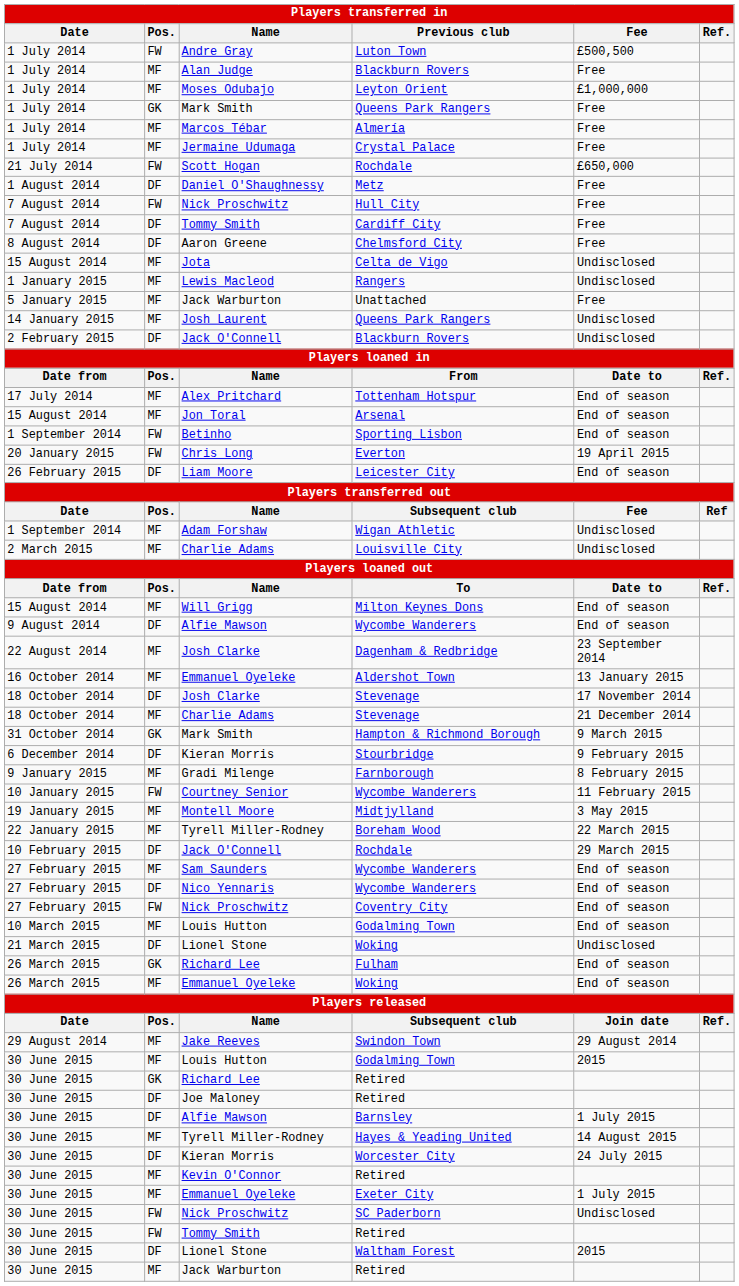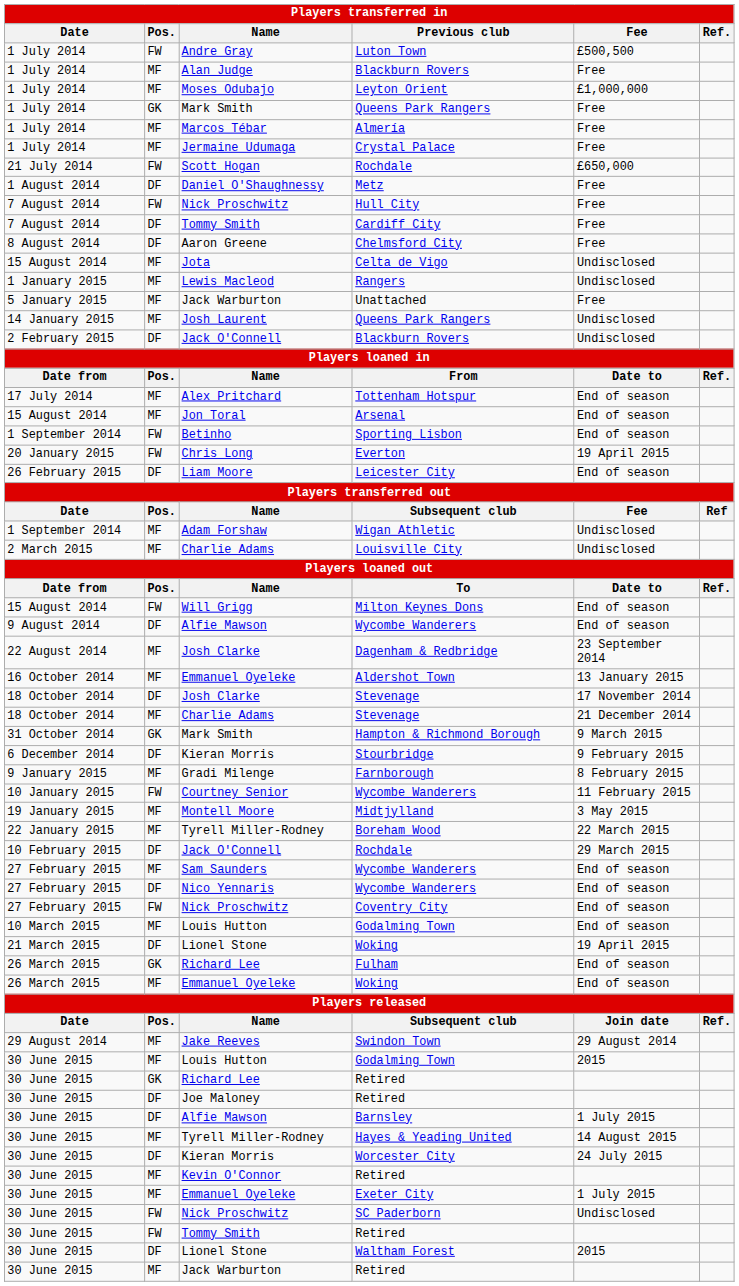(155, 608) MF -> (155, 608) FW
(616, 947) Undisclosed -> (623, 947) 19 April 2015
